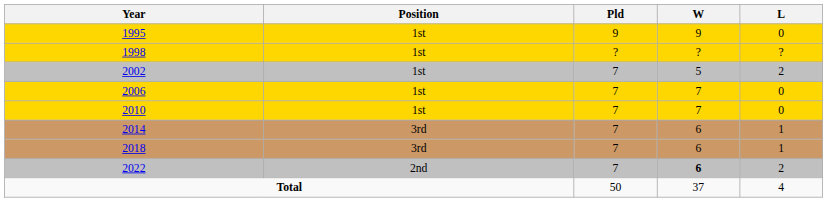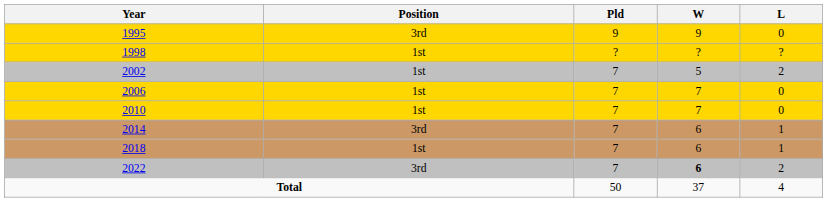(419, 33) 1st -> (419, 33) 3rd
(419, 149) 3rd -> (419, 149) 1st
(419, 168) 2nd -> (419, 168) 3rd
